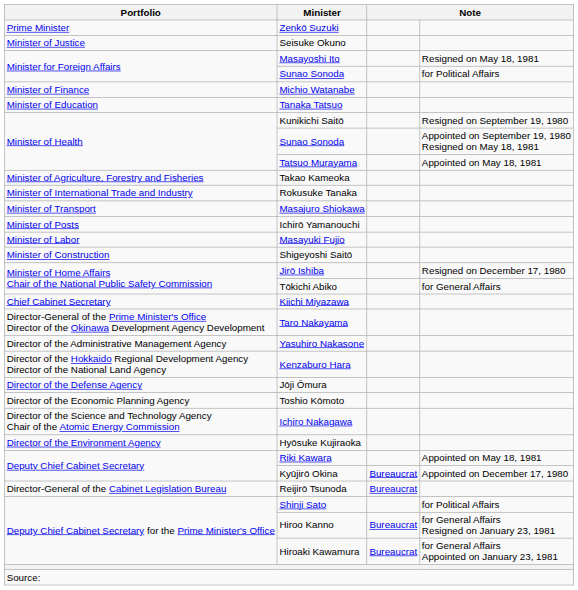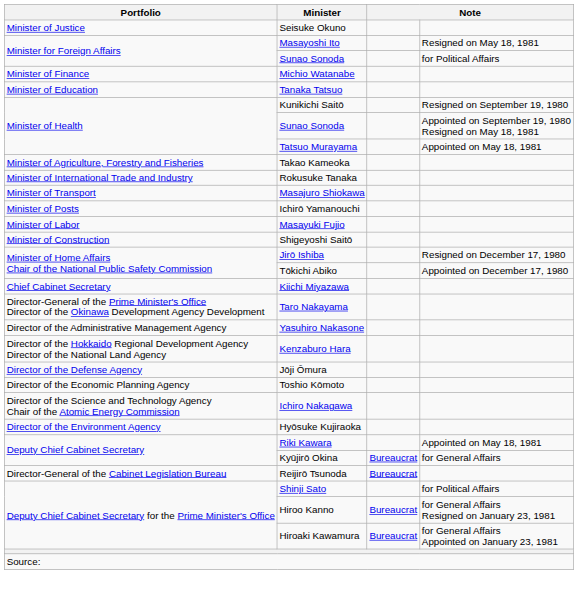- row: (38, 28)
(461, 286) for General Affairs -> (495, 271) Appointed on December 17, 1980
(495, 474) Appointed on December 17, 1980 -> (461, 458) for General Affairs
